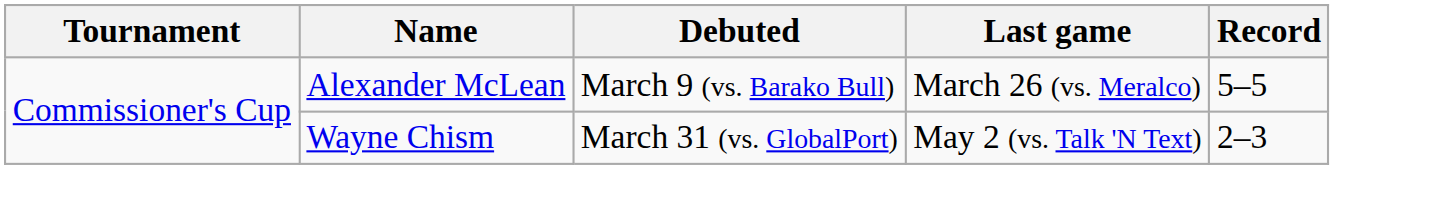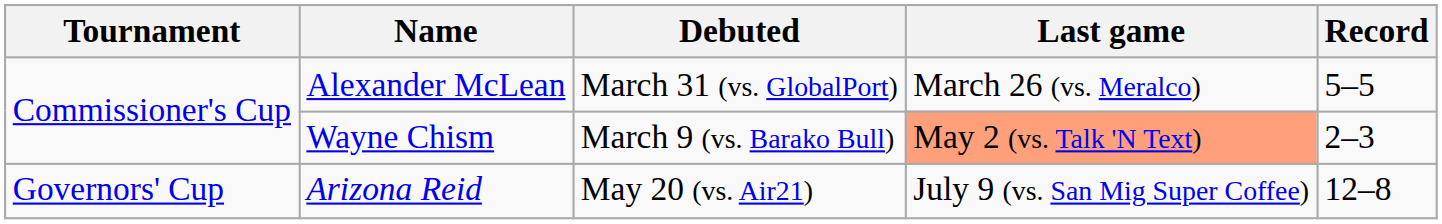(738, 84) March 9 (vs. Barako Bull) -> (739, 84) March 31 (vs. GlobalPort)
(739, 137) March 31 (vs. GlobalPort) -> (738, 137) March 9 (vs. Barako Bull)
(1057, 137) no background -> (1057, 137) lightsalmon background
+ row: (394, 190)
